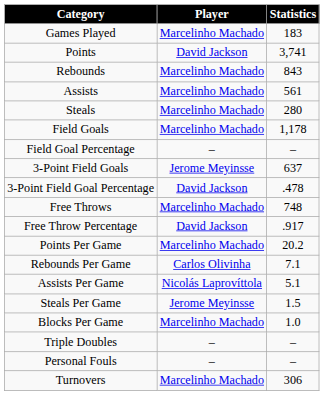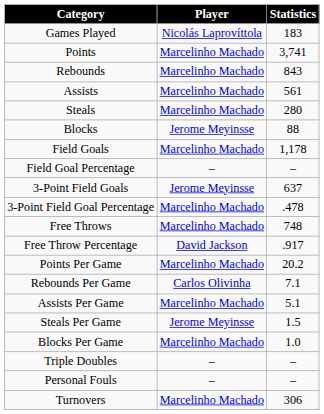(212, 33) Marcelinho Machado -> (212, 33) Nicolás Laprovíttola
(212, 52) David Jackson -> (212, 52) Marcelinho Machado
+ row: (81, 129)
(212, 187) David Jackson -> (212, 206) Marcelinho Machado
(212, 284) Nicolás Laprovíttola -> (212, 303) Marcelinho Machado
